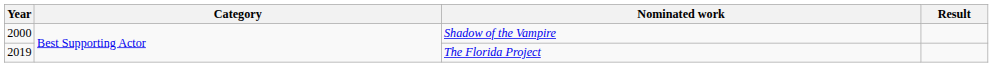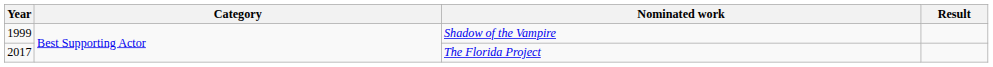(19, 33) 2000 -> (19, 33) 1999
(19, 52) 2019 -> (19, 52) 2017
